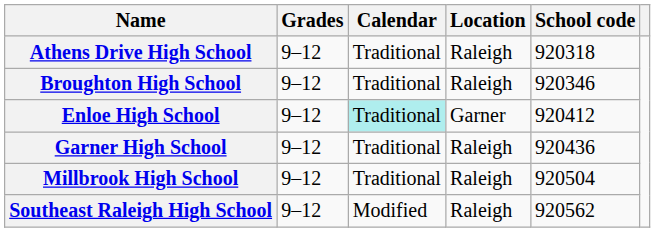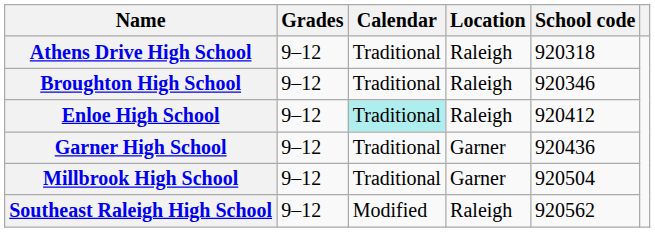(478, 115) Garner -> (481, 115) Raleigh
(481, 147) Raleigh -> (478, 147) Garner
(481, 178) Raleigh -> (478, 178) Garner
